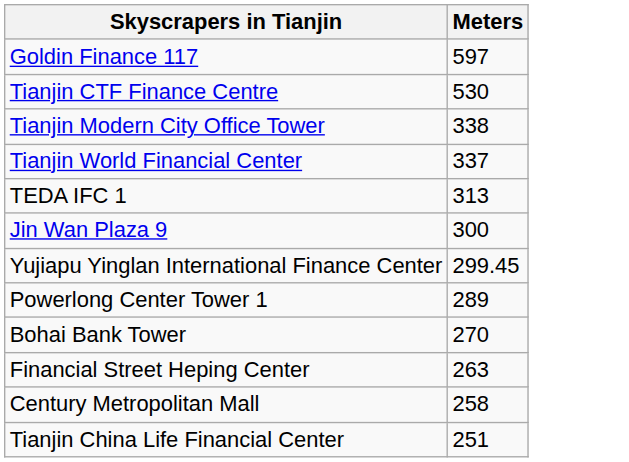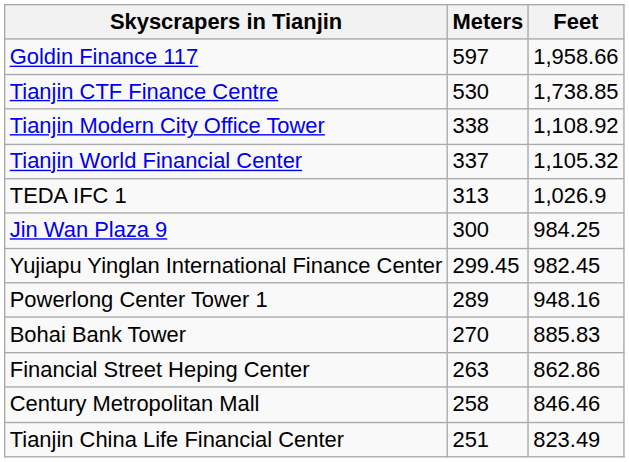+ column: (576, 21)
